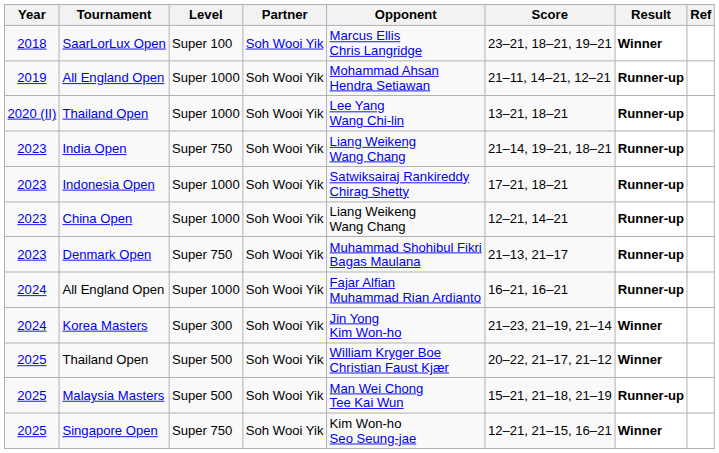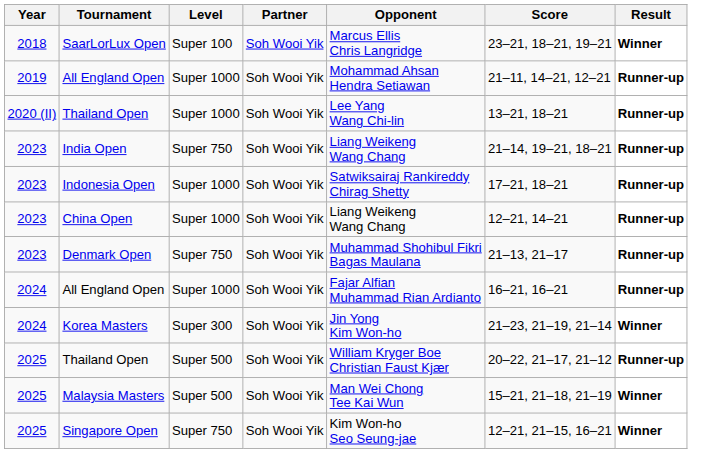- column: (701, 15)
(640, 361) Winner -> (651, 361) Runner-up
(651, 396) Runner-up -> (640, 396) Winner
